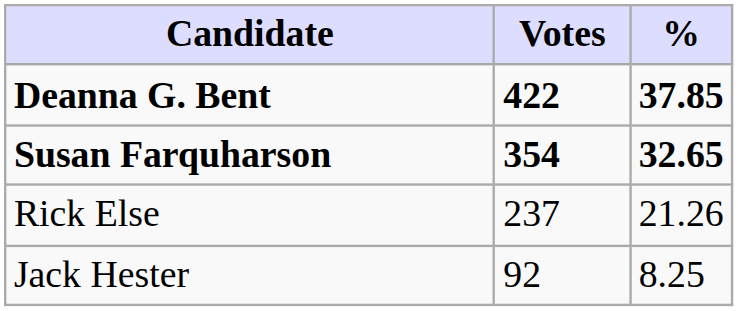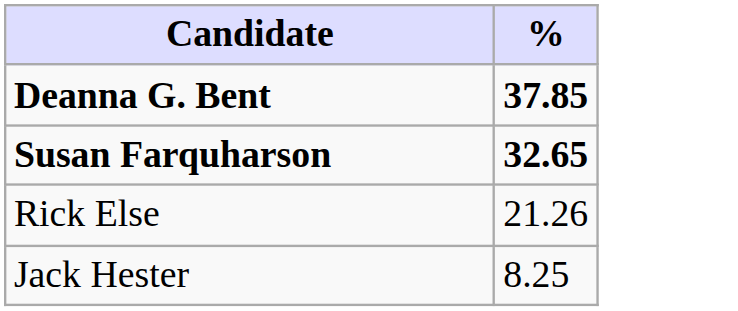- column: (562, 34)
